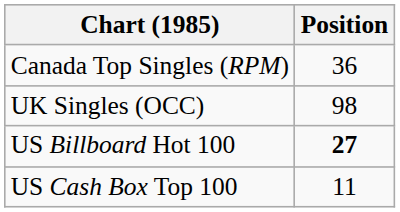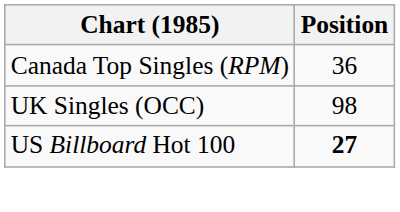- row: (124, 186)
